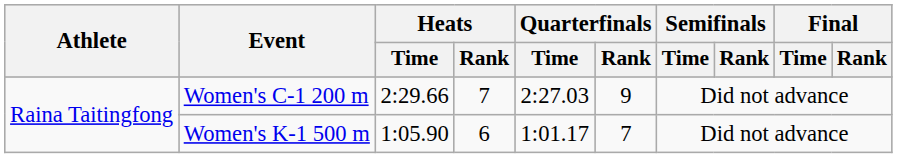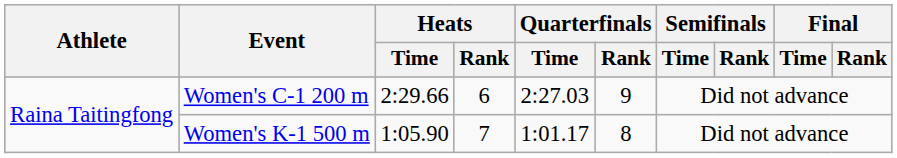(484, 96) 7 -> (484, 96) 6
(484, 133) 6 -> (484, 133) 7
(626, 133) 7 -> (626, 133) 8
